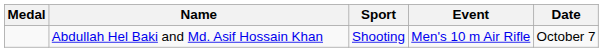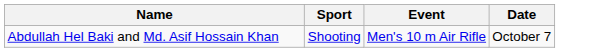- column: (27, 15)
